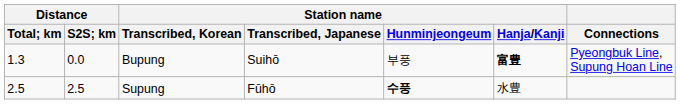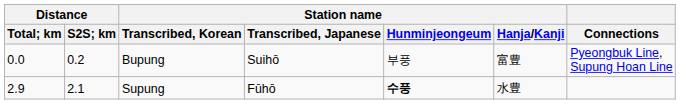(16, 61) 1.3 -> (16, 61) 0.0
(76, 61) 0.0 -> (76, 61) 0.2
(509, 60) bold -> (509, 60) normal
(16, 88) 2.5 -> (16, 88) 2.9
(76, 88) 2.5 -> (76, 88) 2.1
